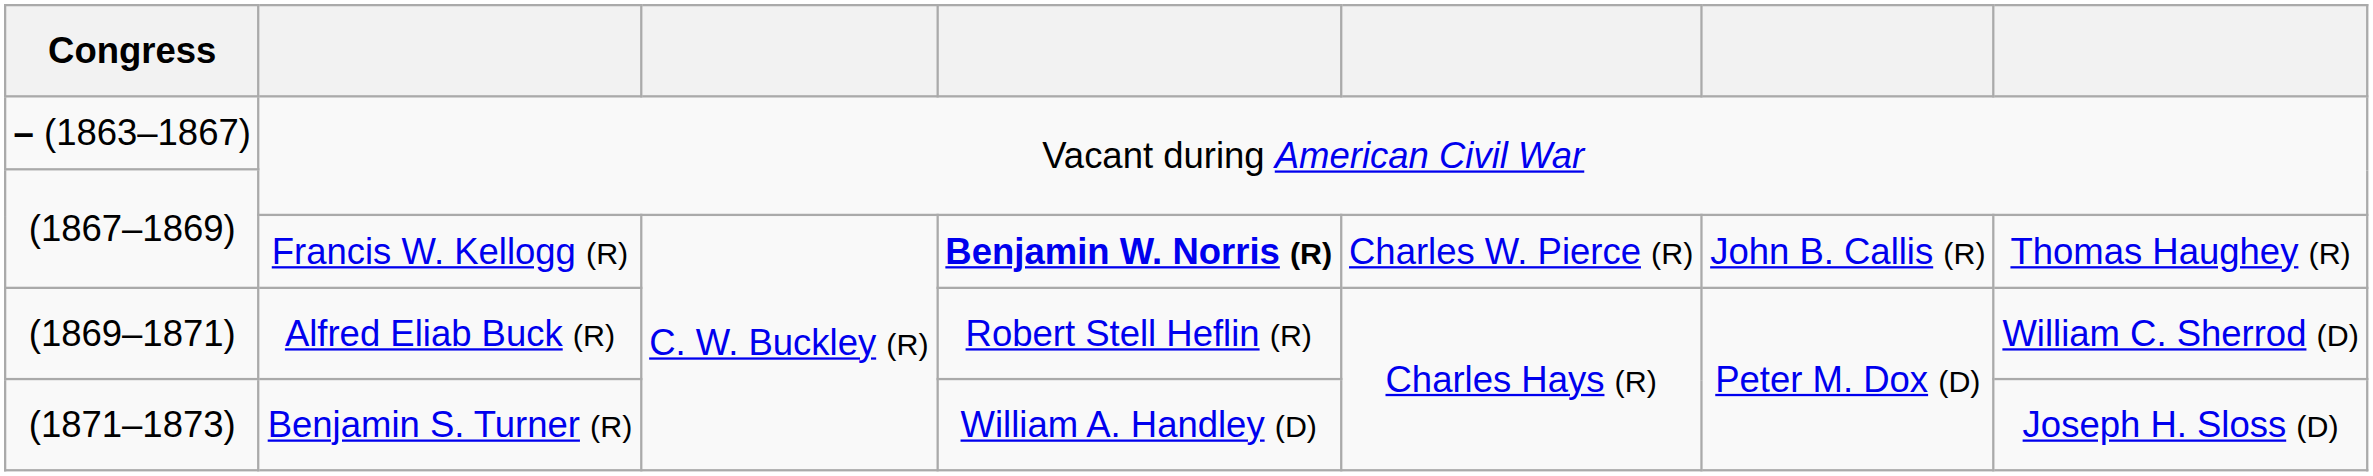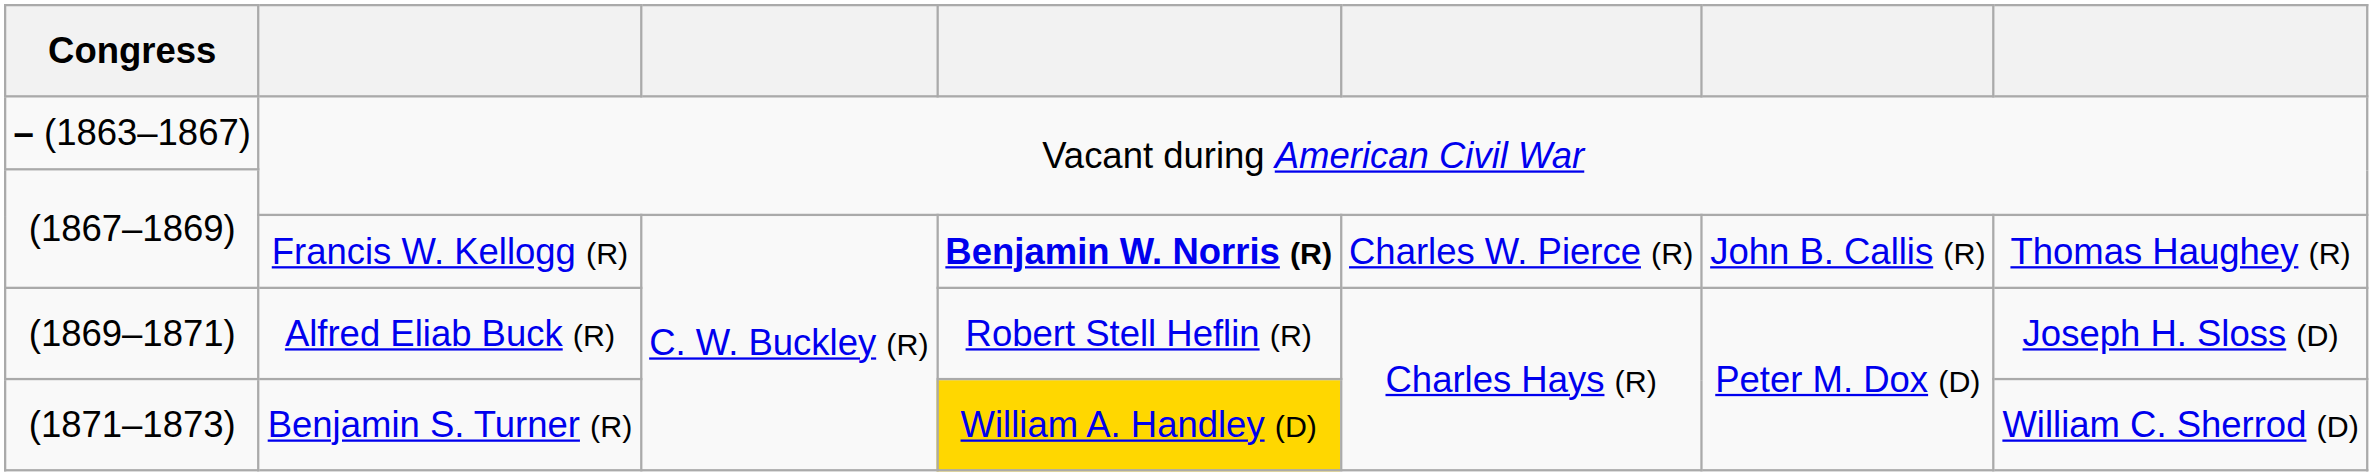(2181, 332) William C. Sherrod (D) -> (2181, 332) Joseph H. Sloss (D)
(1139, 424) no background -> (1139, 424) gold background
(2181, 424) Joseph H. Sloss (D) -> (2181, 424) William C. Sherrod (D)
